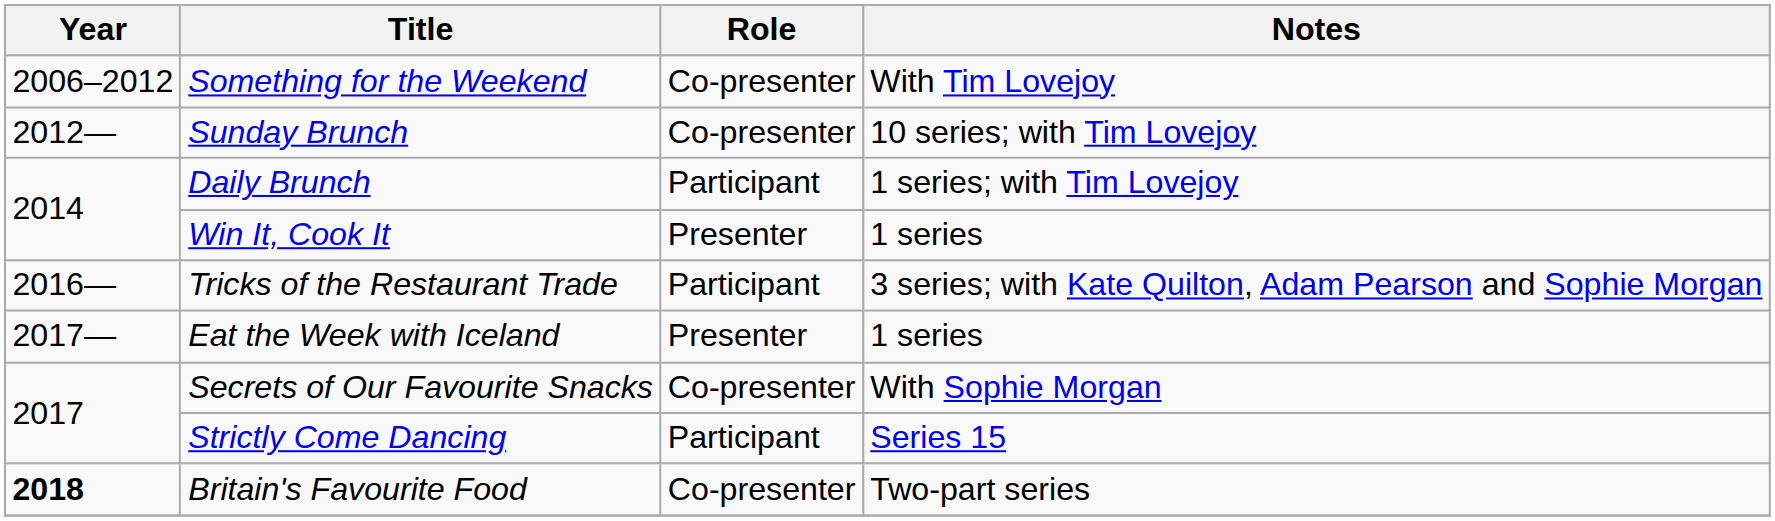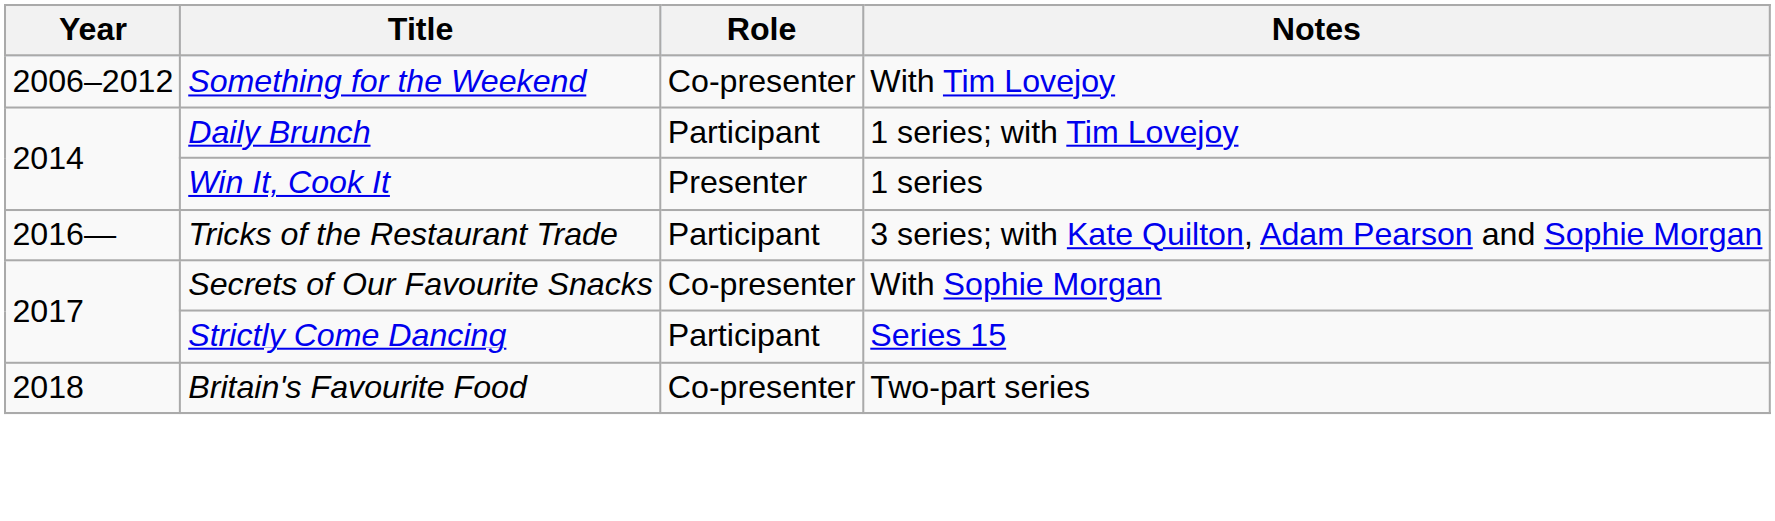- row: (298, 132)
- row: (374, 336)
(48, 489) bold -> (48, 387) normal
